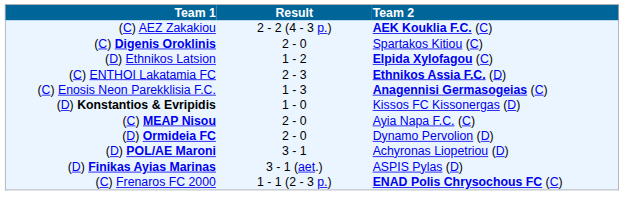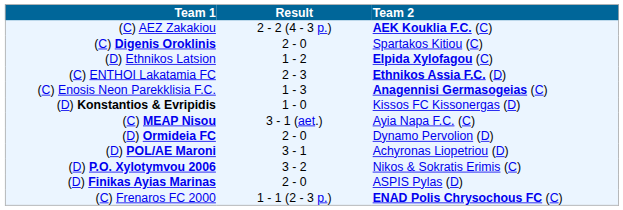(294, 120) 2 - 0 -> (294, 120) 3 - 1 (aet.)
+ row: (142, 167)
(294, 167) 3 - 1 (aet.) -> (294, 182) 2 - 0
